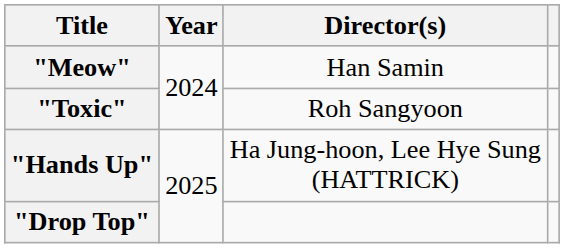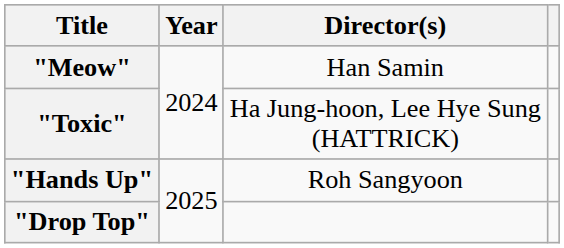(385, 108) Roh Sangyoon -> (385, 123) Ha Jung-hoon, Lee Hye Sung (HATTRICK)
(385, 164) Ha Jung-hoon, Lee Hye Sung (HATTRICK) -> (385, 179) Roh Sangyoon
